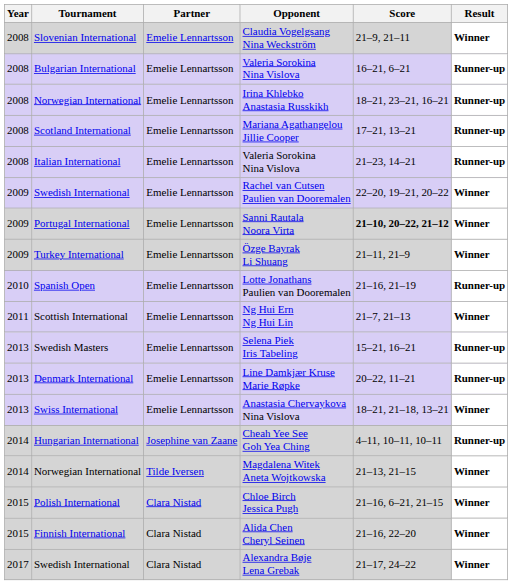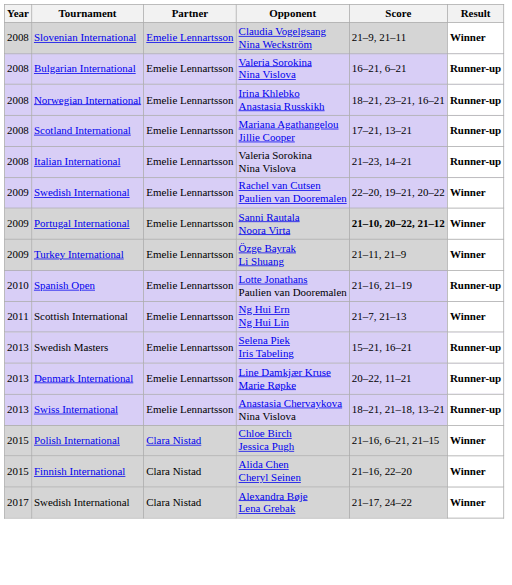(472, 410) Winner -> (476, 410) Runner-up
- row: (86, 441)
- row: (88, 472)
